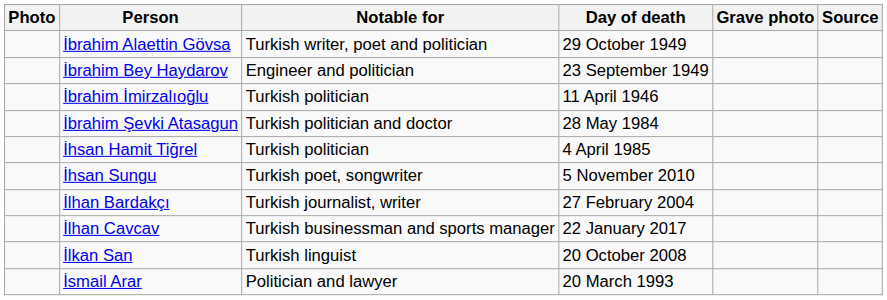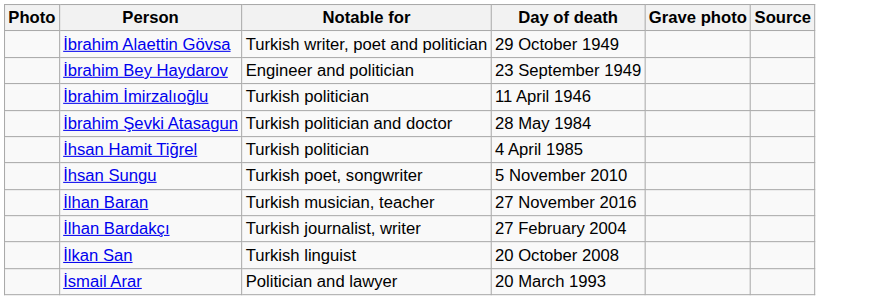+ row: (106, 202)
- row: (111, 228)
